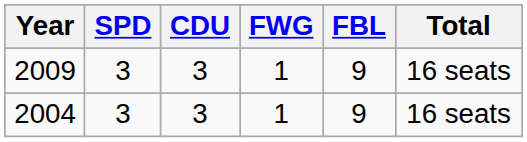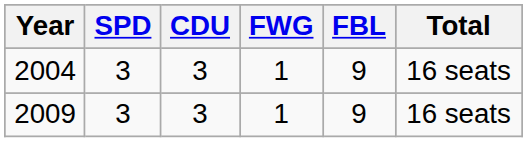rows swapped: (45, 70) <-> (45, 114)
